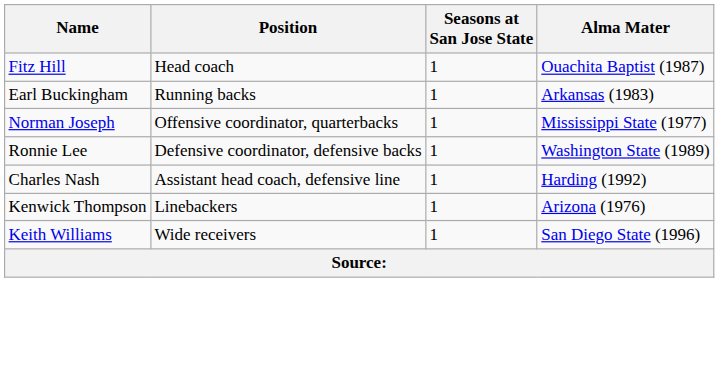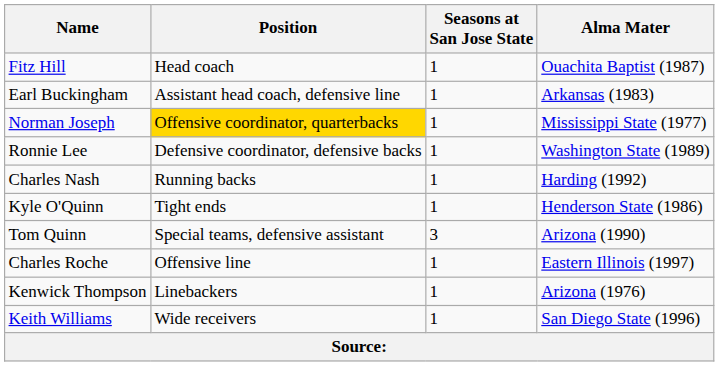(205, 95) Running backs -> (277, 95) Assistant head coach, defensive line
(276, 123) no background -> (276, 123) gold background
(277, 179) Assistant head coach, defensive line -> (205, 179) Running backs
+ row: (56, 207)
+ row: (47, 235)
+ row: (58, 263)
